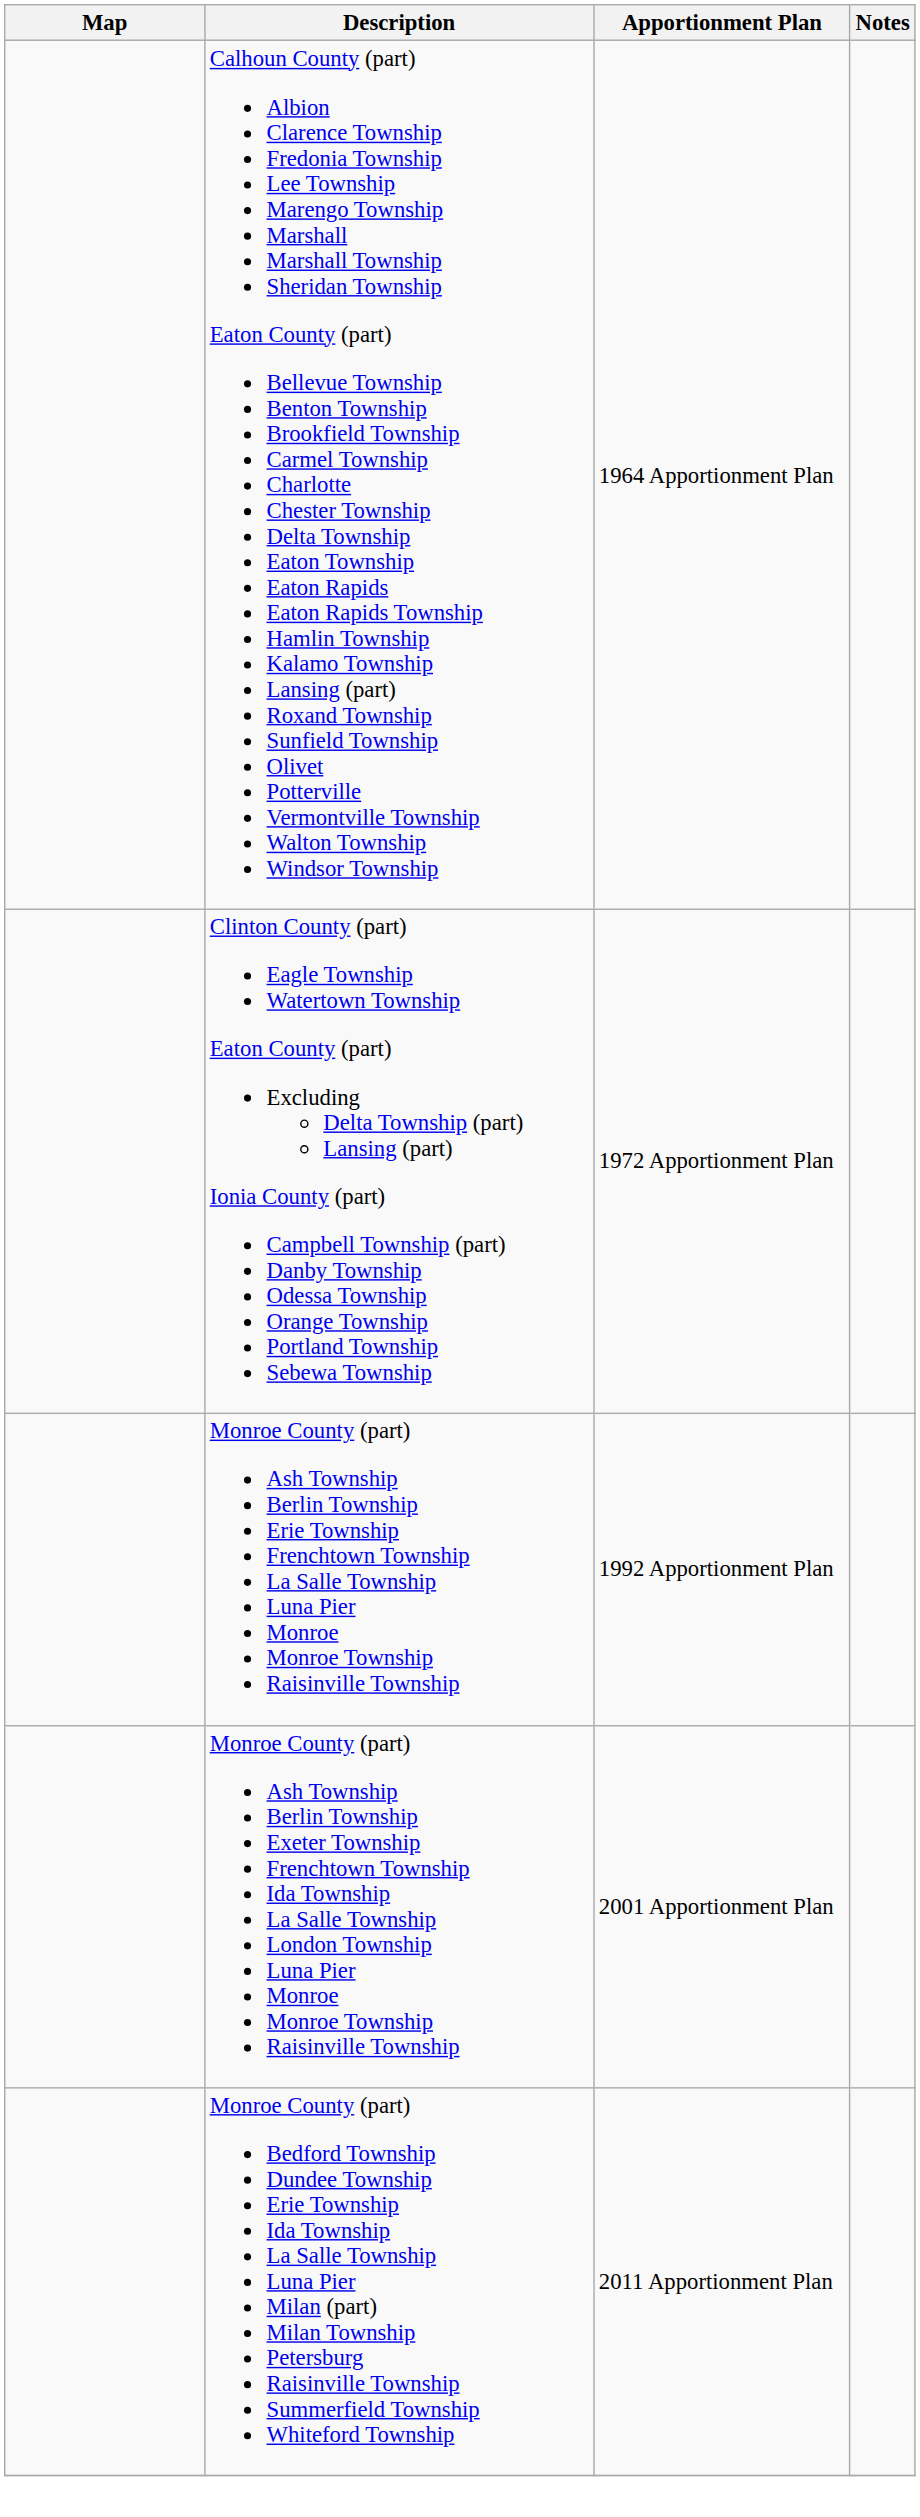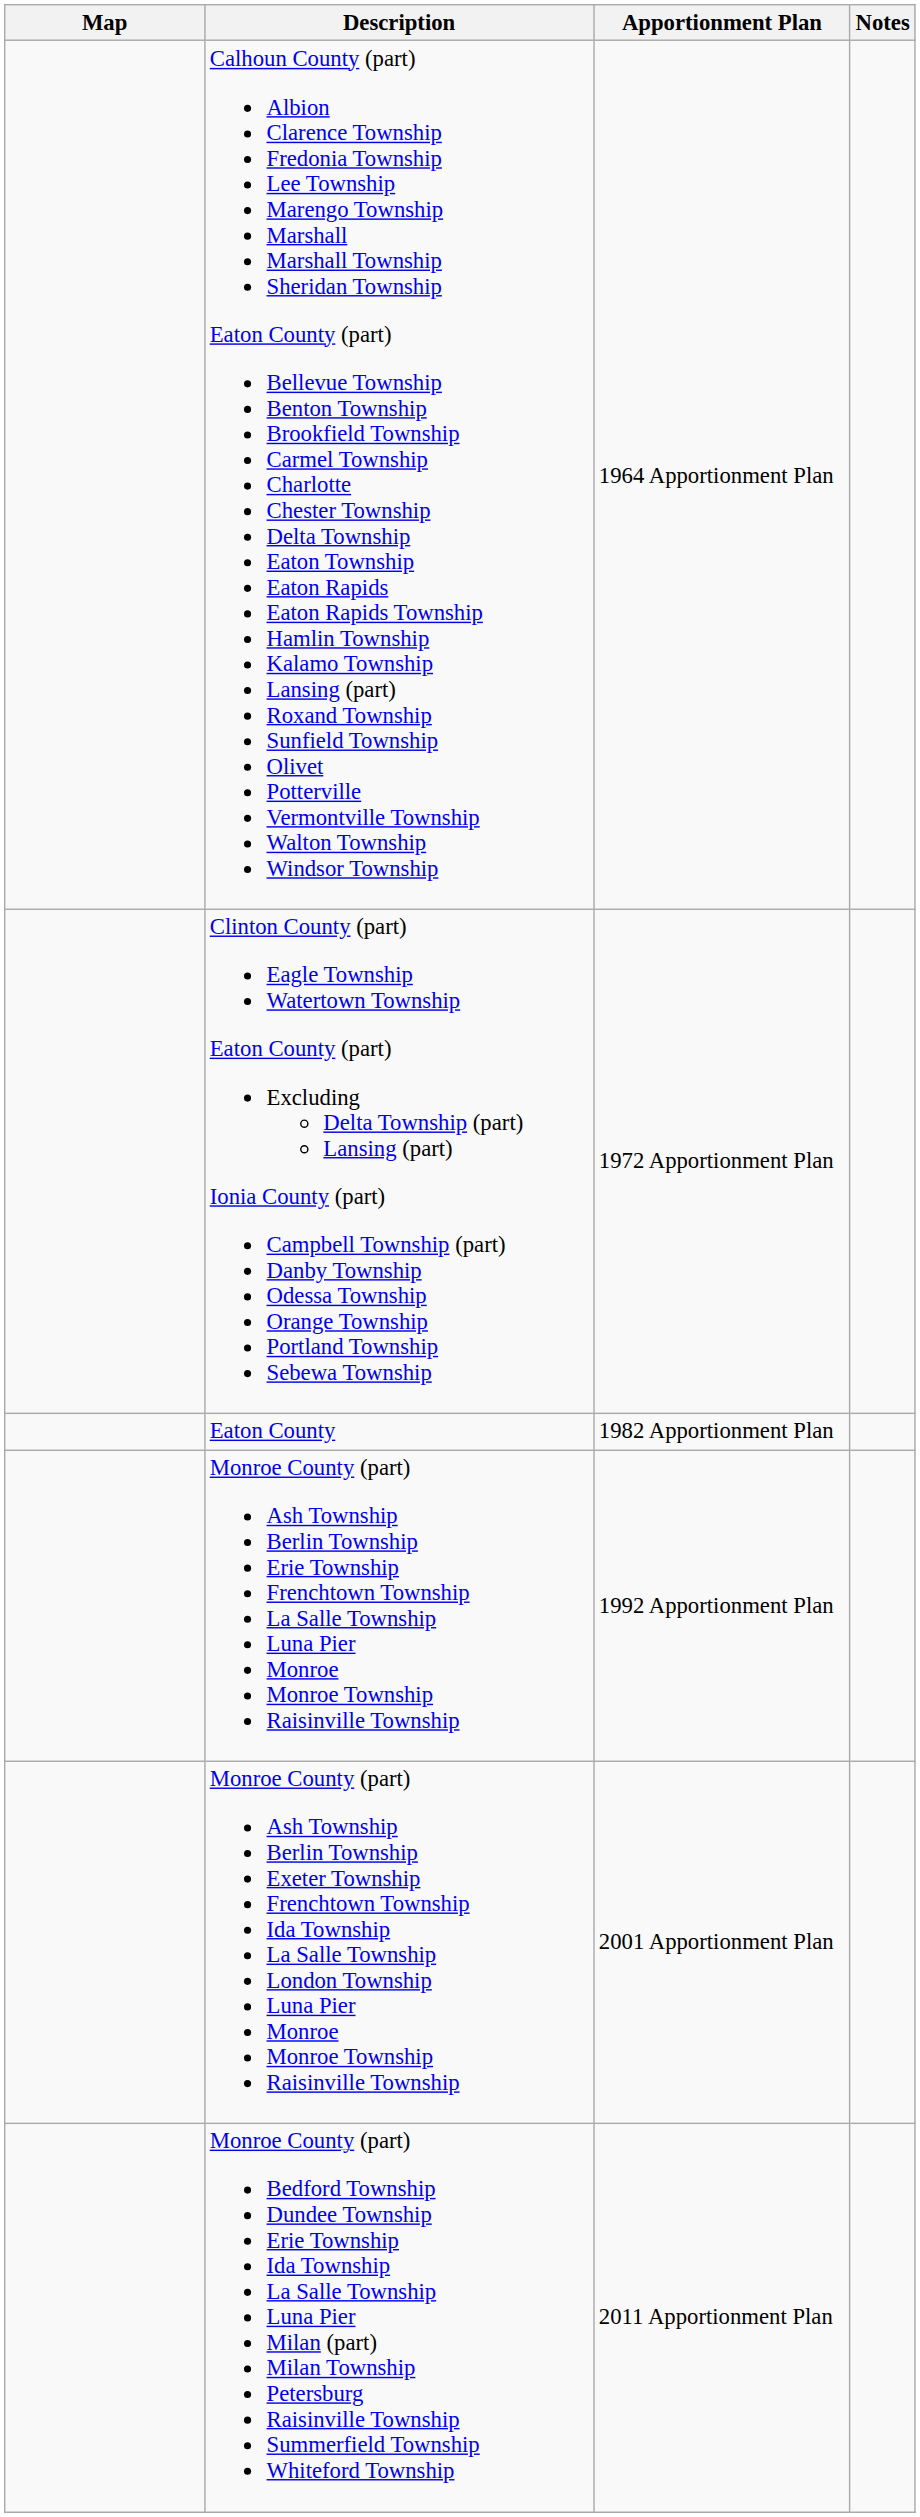+ row: (273, 1431)
